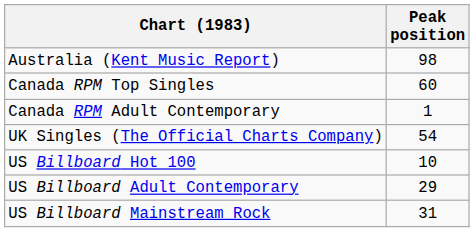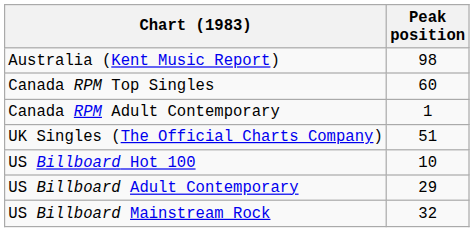(428, 137) 54 -> (428, 137) 51
(428, 213) 31 -> (428, 213) 32
